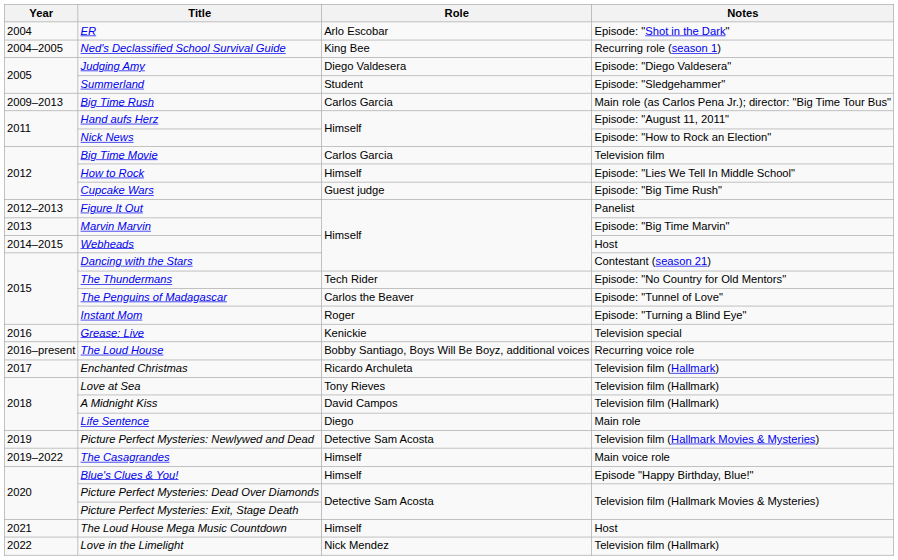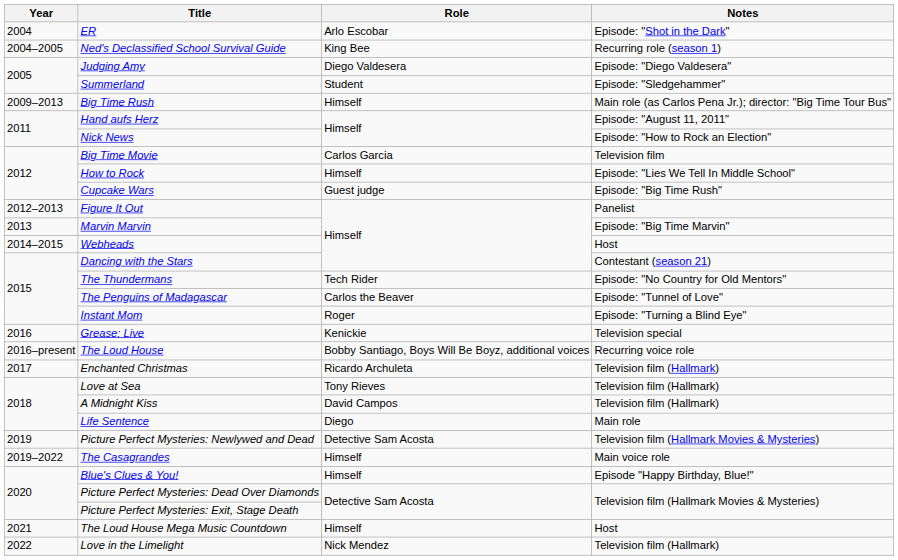(358, 102) Carlos Garcia -> (343, 102) Himself
